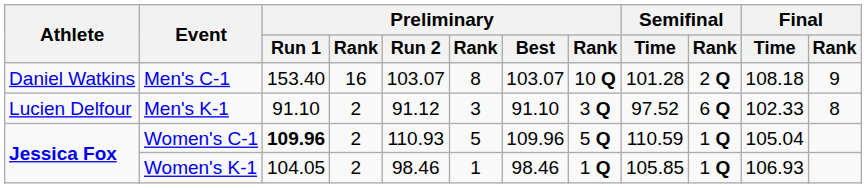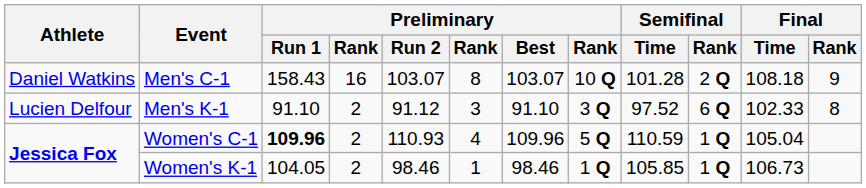(296, 78) 153.40 -> (296, 78) 158.43
(476, 138) 5 -> (476, 138) 4
(775, 169) 106.93 -> (775, 169) 106.73
